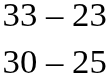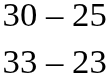rows swapped: (55, 14) <-> (55, 61)
